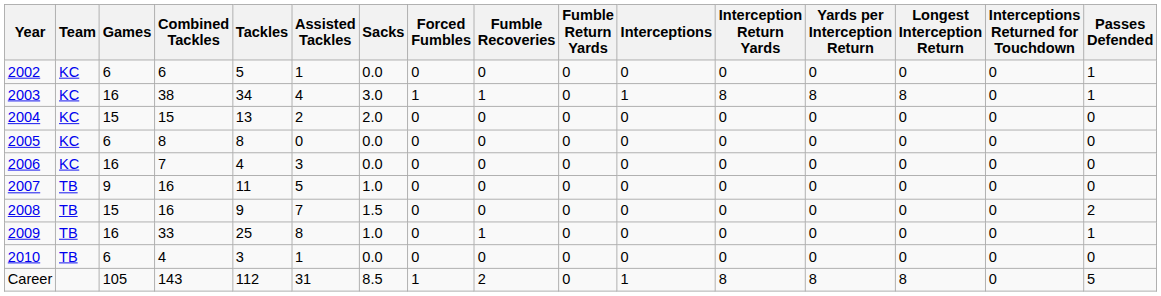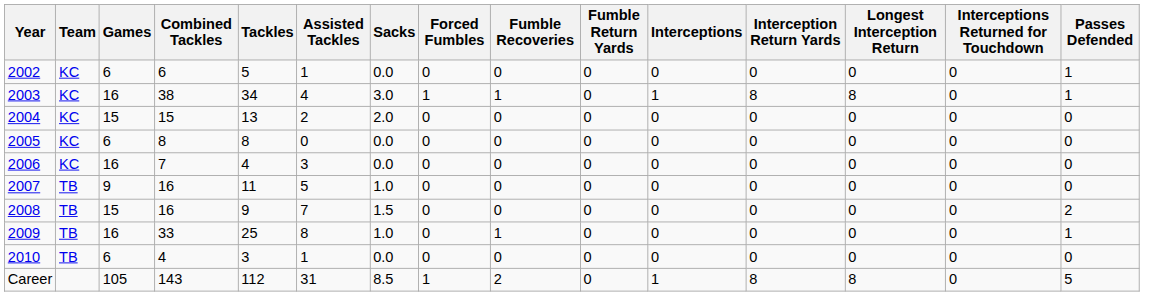- column: (850, 32)
